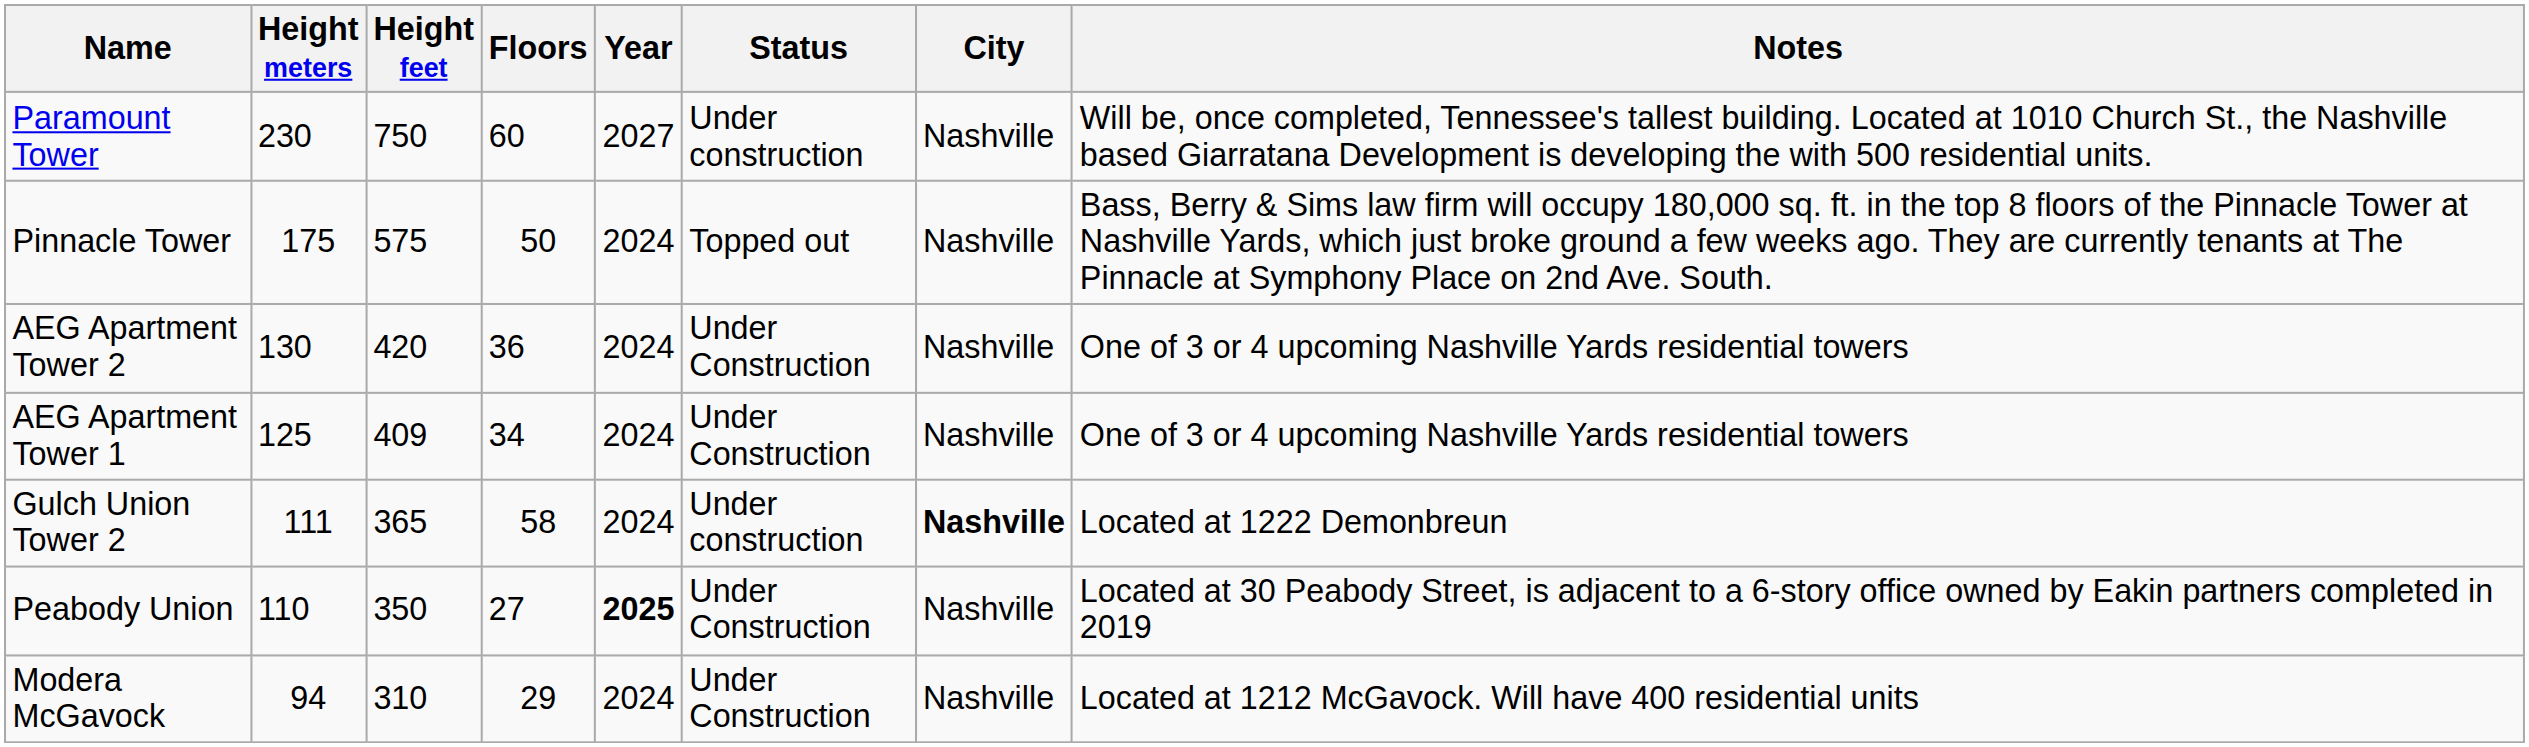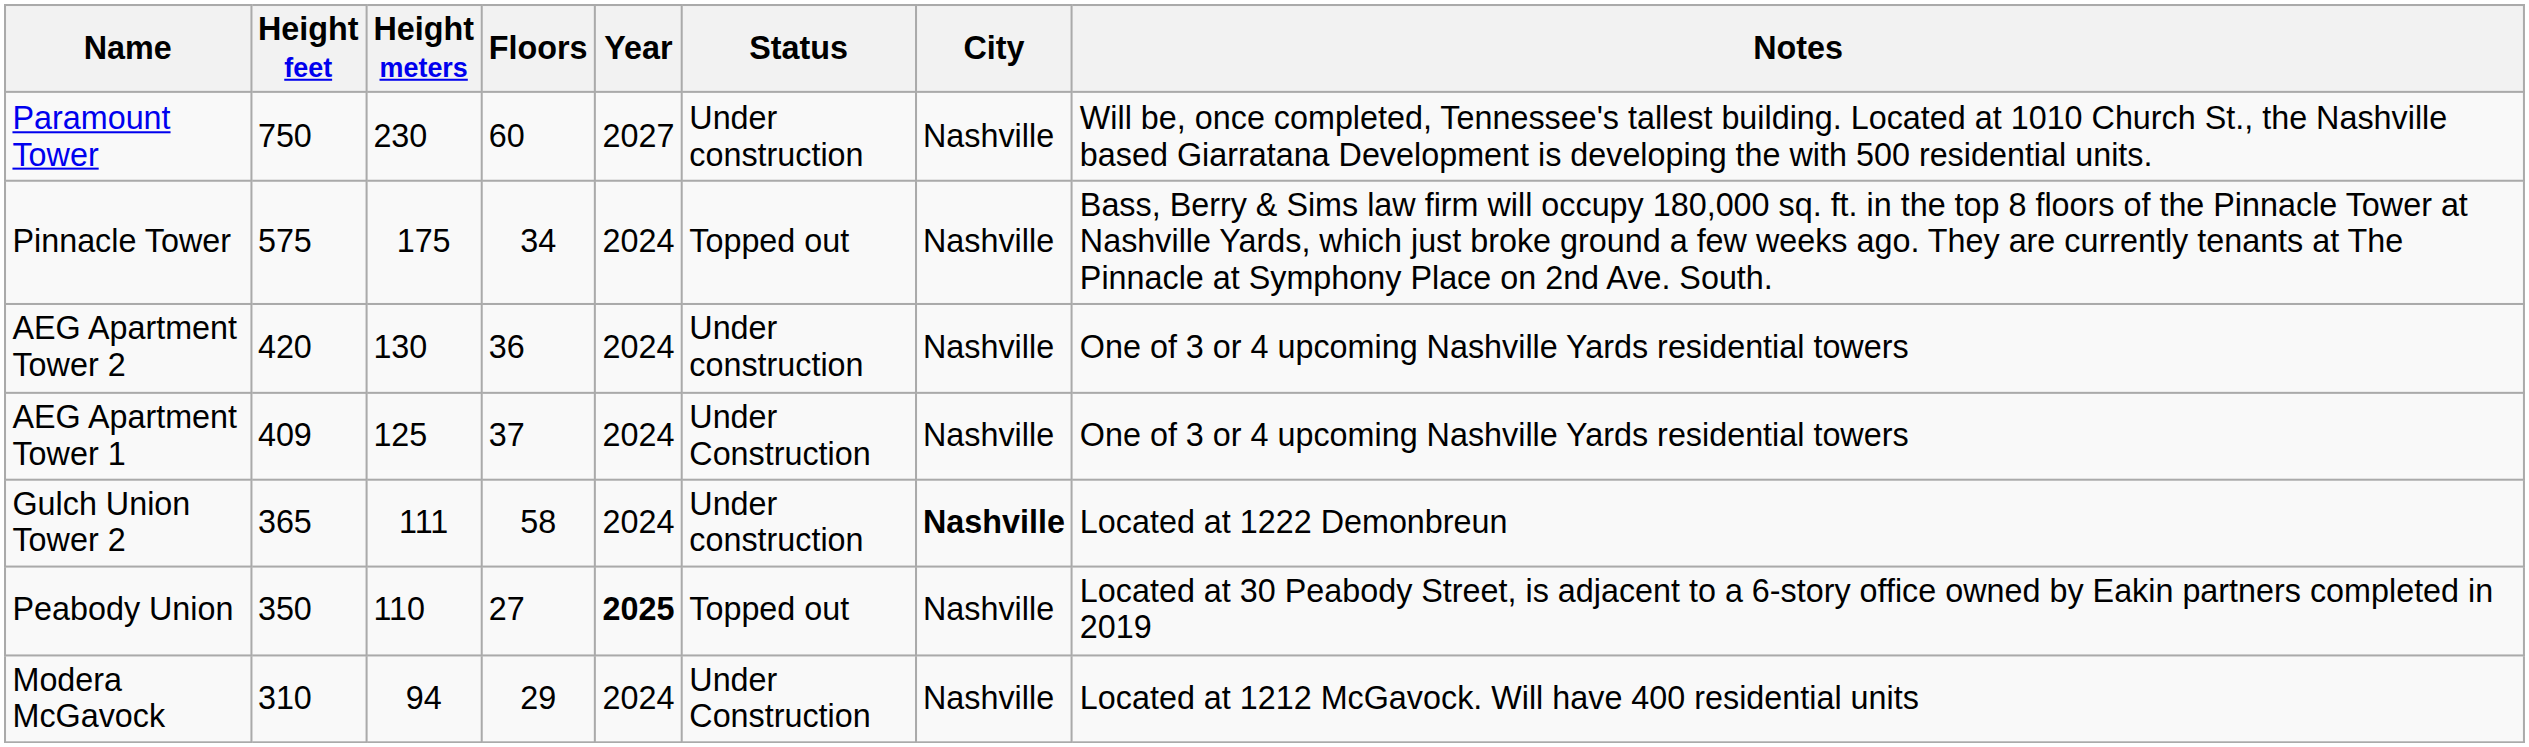columns swapped: (424, 48) <-> (308, 48)
(538, 241) 50 -> (538, 241) 34
(780, 347) Under Construction -> (776, 347) Under construction
(507, 435) 34 -> (507, 435) 37
(780, 610) Under Construction -> (769, 610) Topped out
